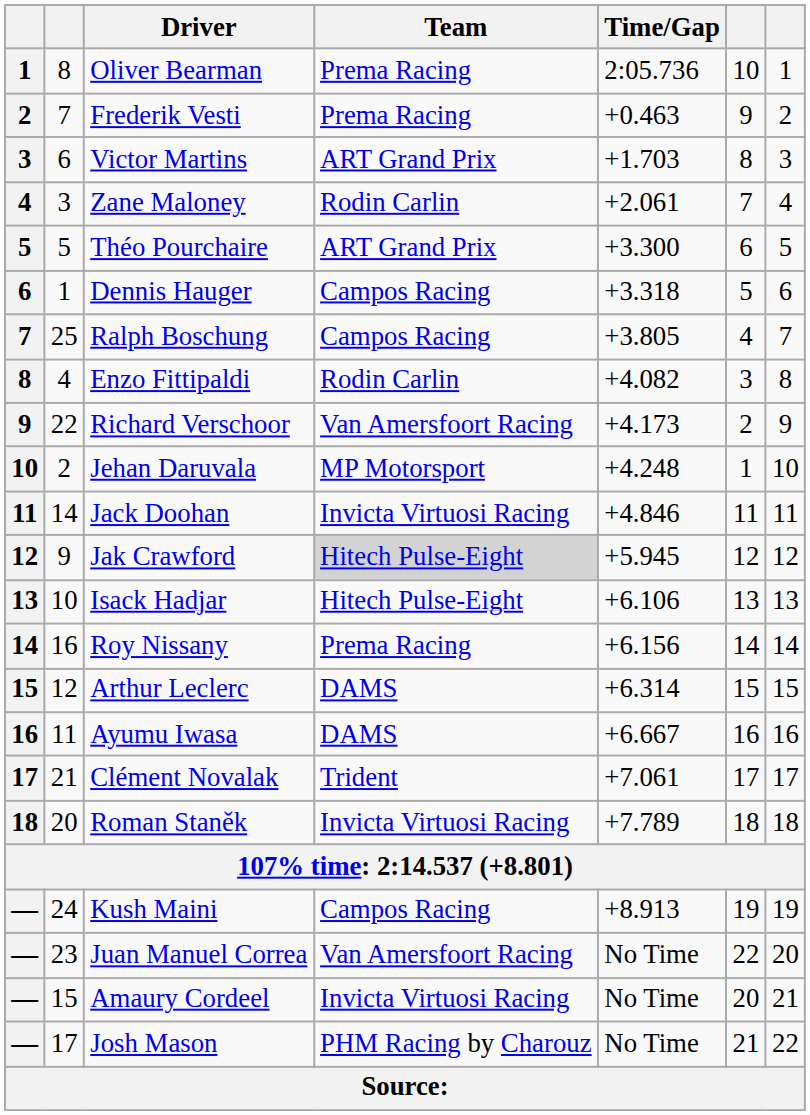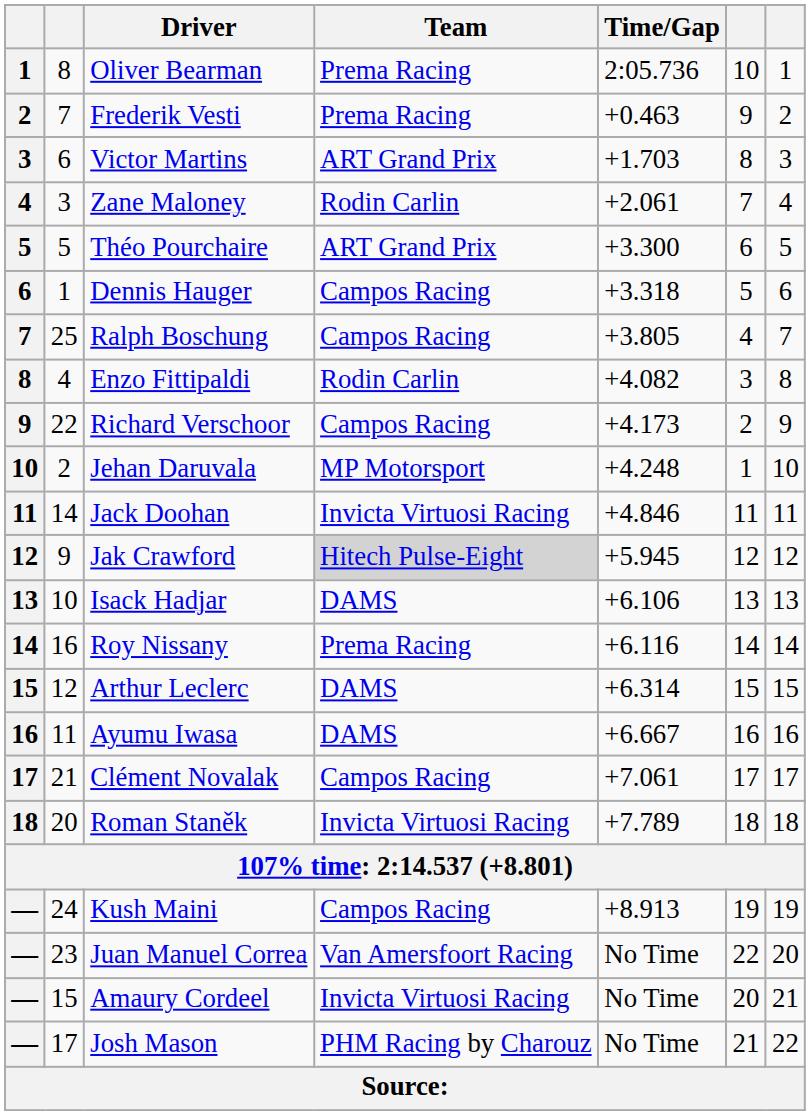(447, 424) Van Amersfoort Racing -> (405, 424) Campos Racing
(422, 600) Hitech Pulse-Eight -> (359, 600) DAMS
(642, 645) +6.156 -> (641, 645) +6.116
(359, 777) Trident -> (405, 777) Campos Racing
